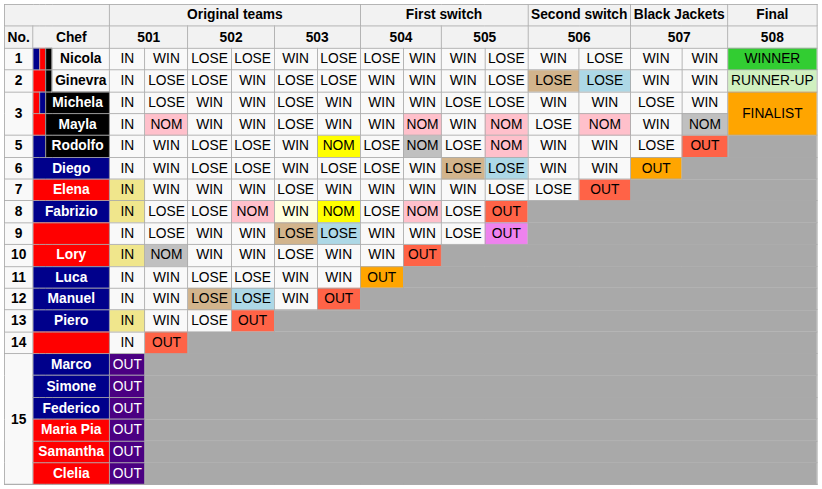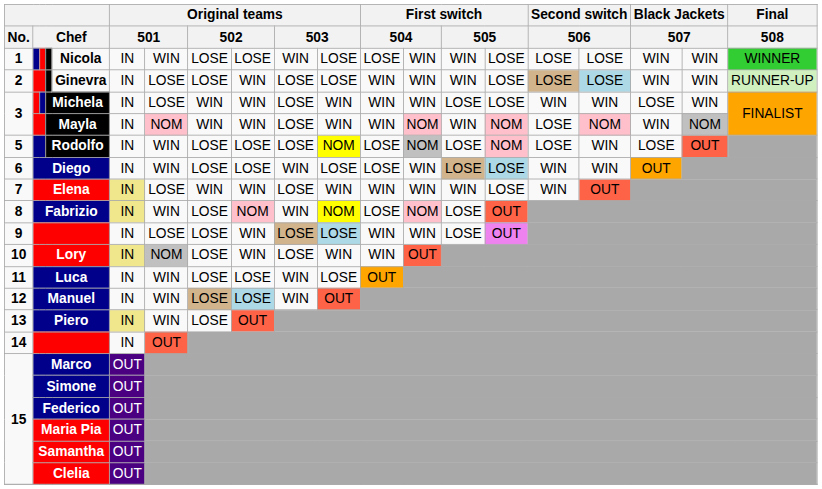(554, 59) WIN -> (553, 59) LOSE
(296, 146) WIN -> (296, 146) LOSE
(554, 146) WIN -> (553, 146) LOSE
(166, 189) WIN -> (166, 189) LOSE
(553, 189) LOSE -> (554, 189) WIN
(166, 211) LOSE -> (166, 211) WIN
(296, 211) lightyellow background -> (296, 211) no background
(210, 233) WIN -> (210, 233) LOSE
(210, 255) WIN -> (210, 255) LOSE
(339, 277) WIN -> (339, 277) LOSE
